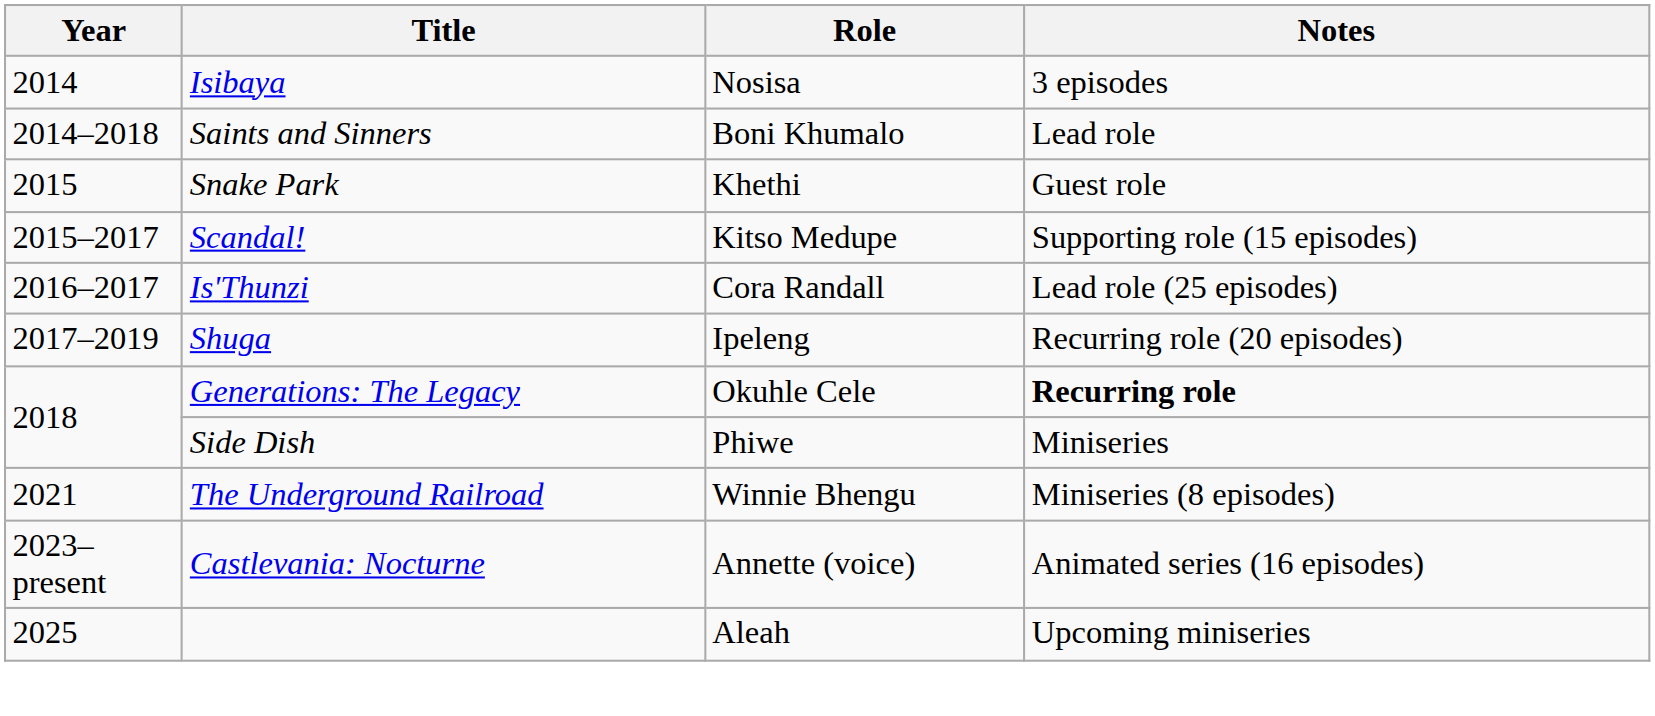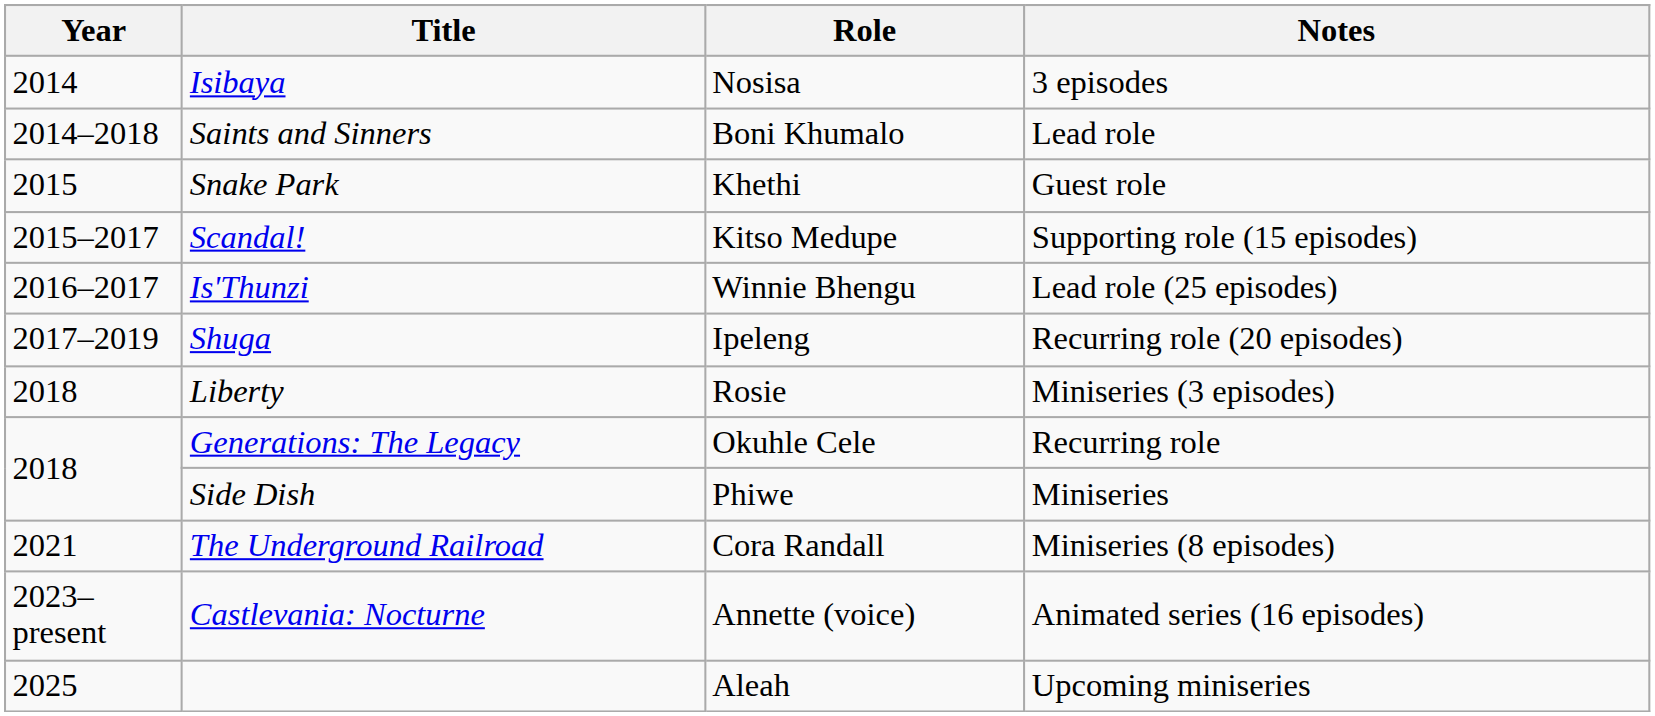(798, 287) Cora Randall -> (814, 287) Winnie Bhengu
+ row: (237, 390)
(1134, 390) bold -> (1126, 442) normal
(814, 493) Winnie Bhengu -> (798, 545) Cora Randall
